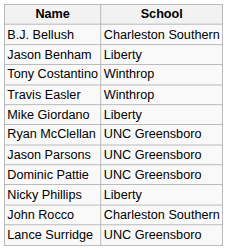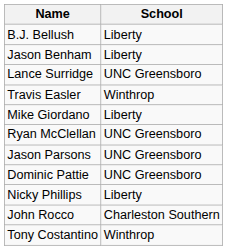(162, 34) Charleston Southern -> (123, 34) Liberty
rows swapped: (53, 74) <-> (50, 235)
